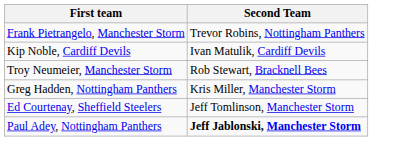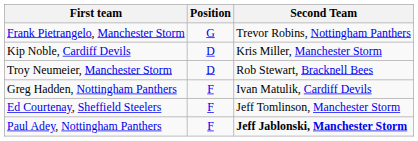+ column: (211, 13)
(258, 51) Ivan Matulik, Cardiff Devils -> (309, 51) Kris Miller, Manchester Storm
(263, 88) Kris Miller, Manchester Storm -> (304, 88) Ivan Matulik, Cardiff Devils
